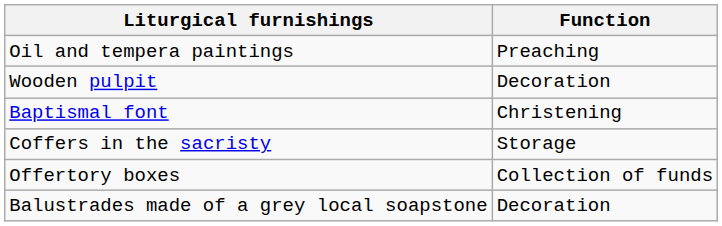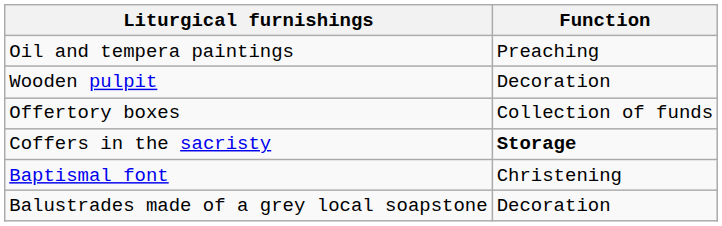rows swapped: (89, 113) <-> (95, 175)
(537, 144) normal -> (537, 144) bold
